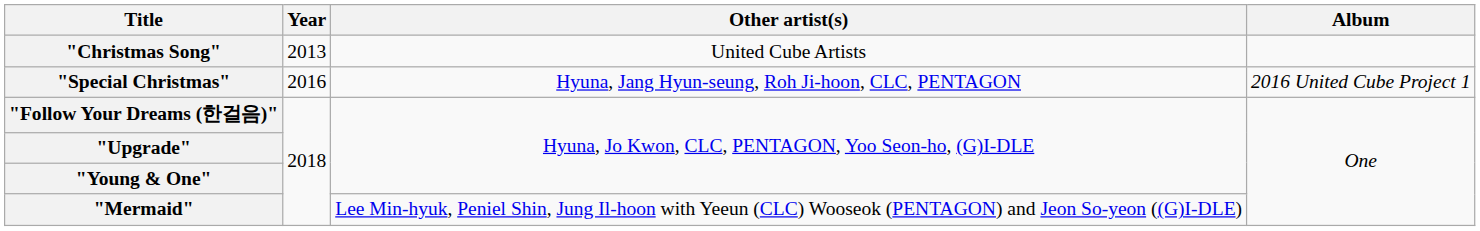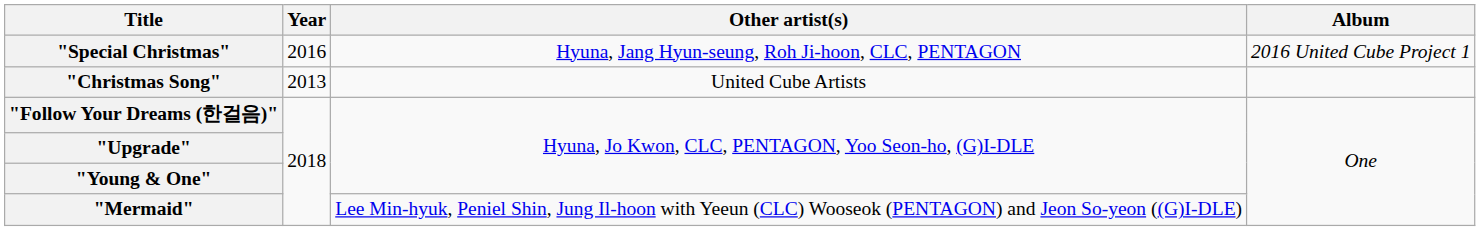rows swapped: (144, 50) <-> (144, 81)
